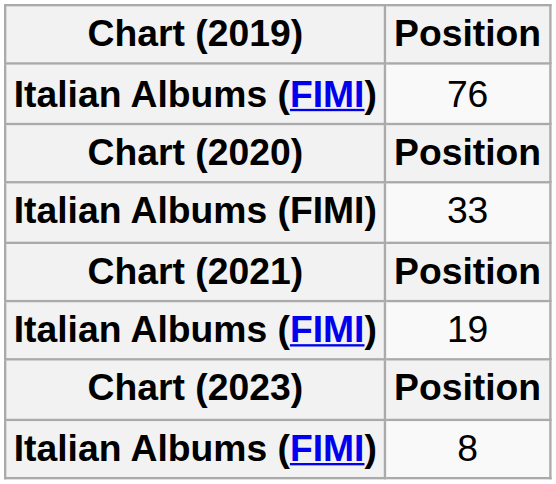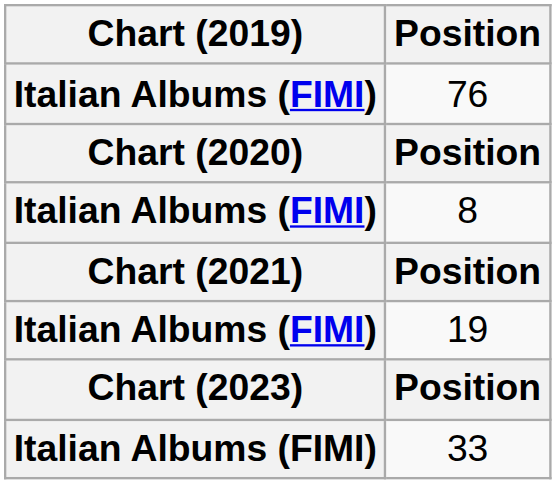rows swapped: (468, 447) <-> (468, 211)
